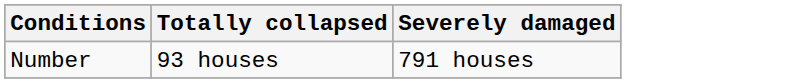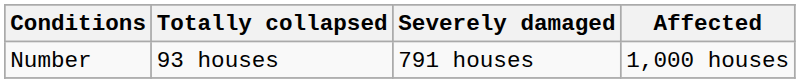+ column: (708, 23)
